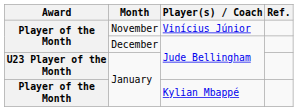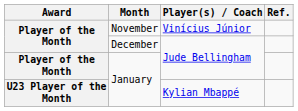(57, 66) U23 Player of the Month -> (57, 66) Player of the Month
(57, 93) Player of the Month -> (57, 93) U23 Player of the Month
